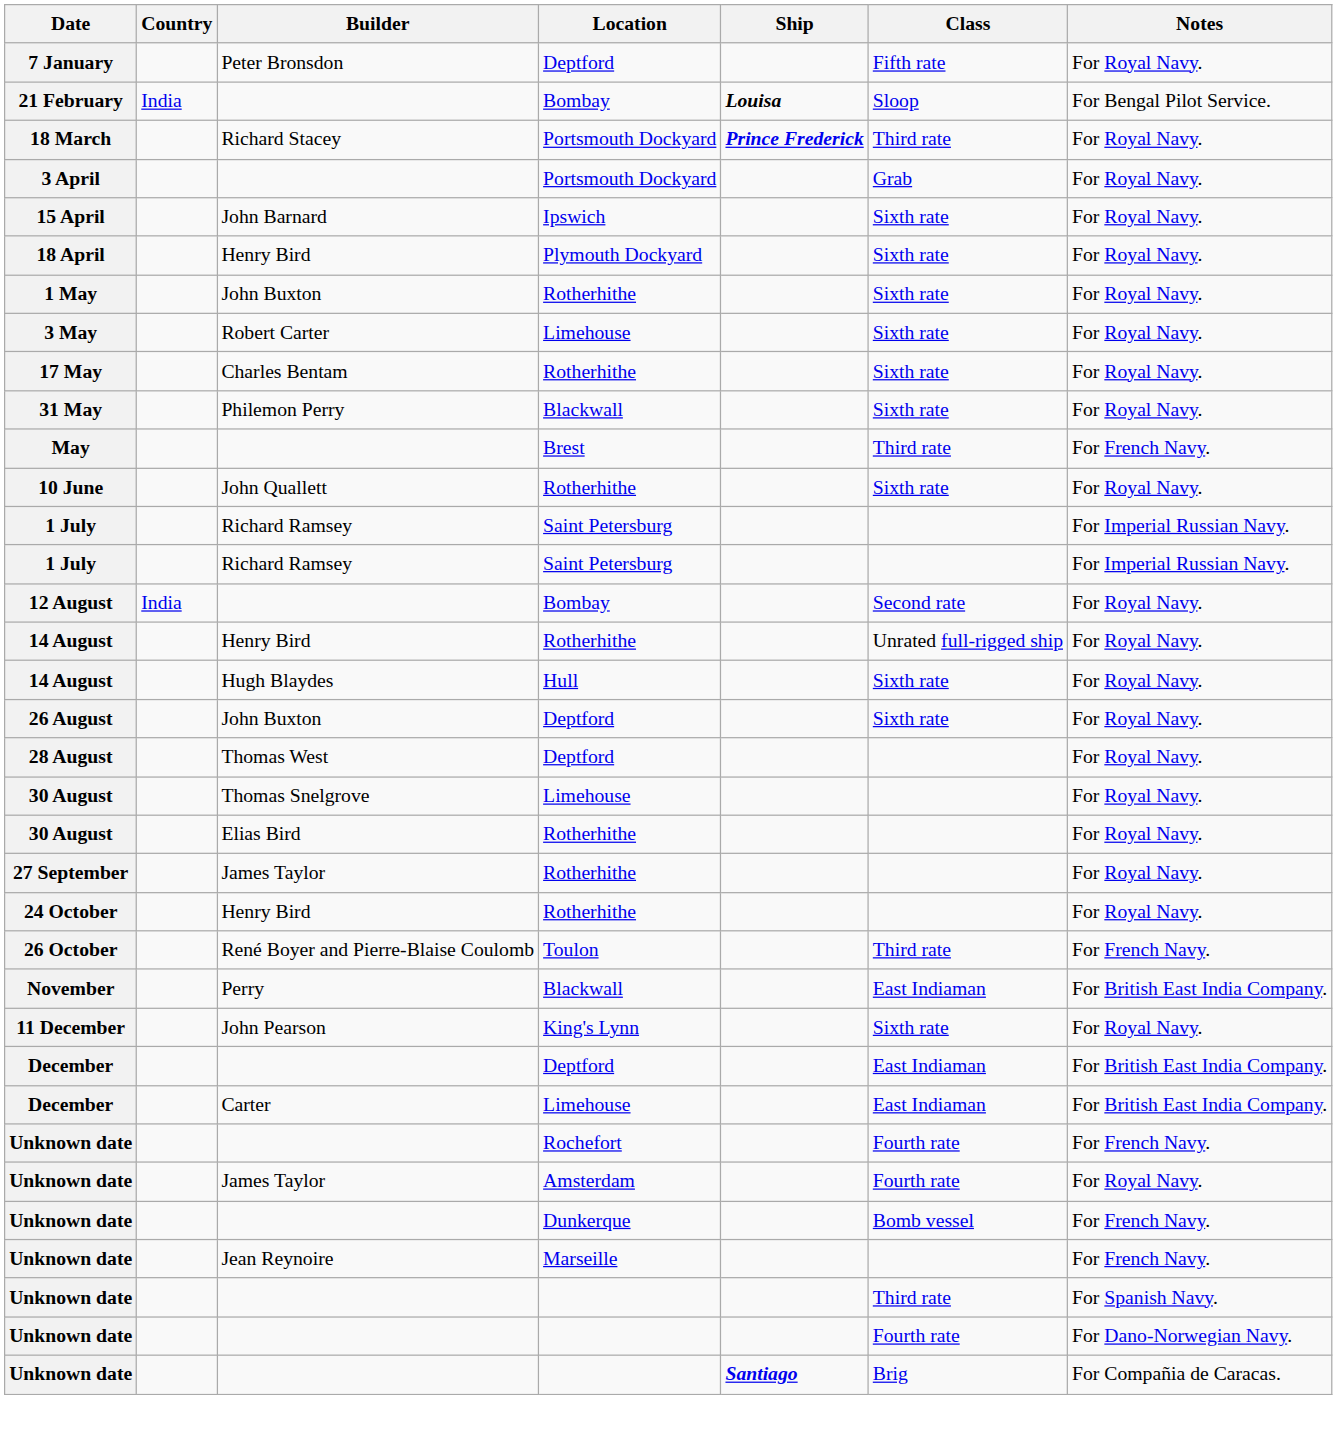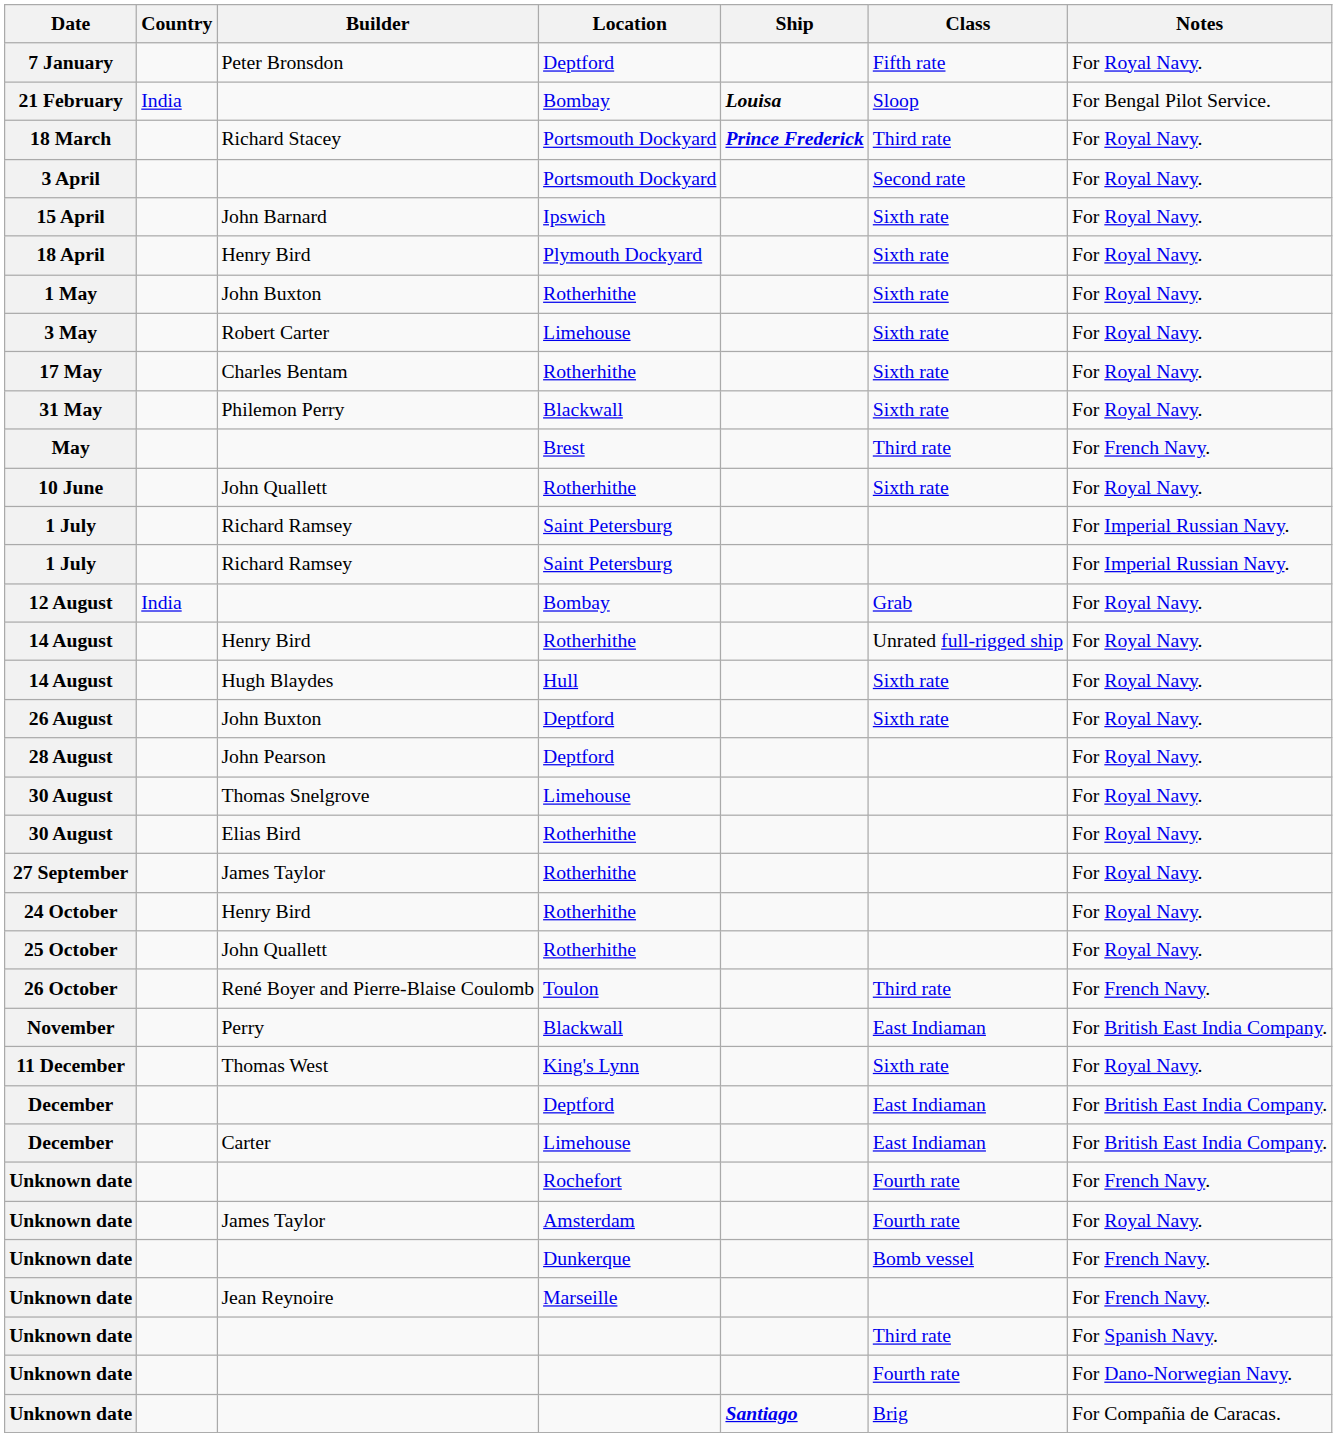(892, 178) Grab -> (919, 178) Second rate
(919, 602) Second rate -> (892, 602) Grab
(275, 757) Thomas West -> (274, 757) John Pearson
+ row: (71, 949)
(274, 1027) John Pearson -> (275, 1065) Thomas West
